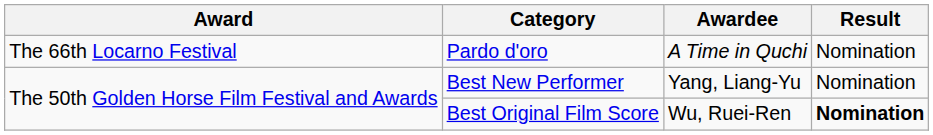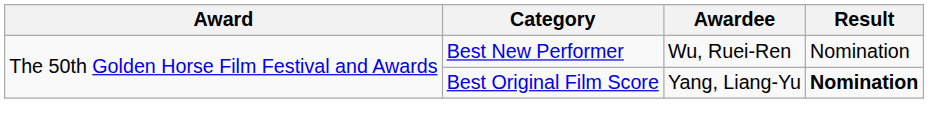- row: (497, 51)
(734, 82) Yang, Liang-Yu -> (730, 51) Wu, Ruei-Ren
(730, 113) Wu, Ruei-Ren -> (734, 82) Yang, Liang-Yu
